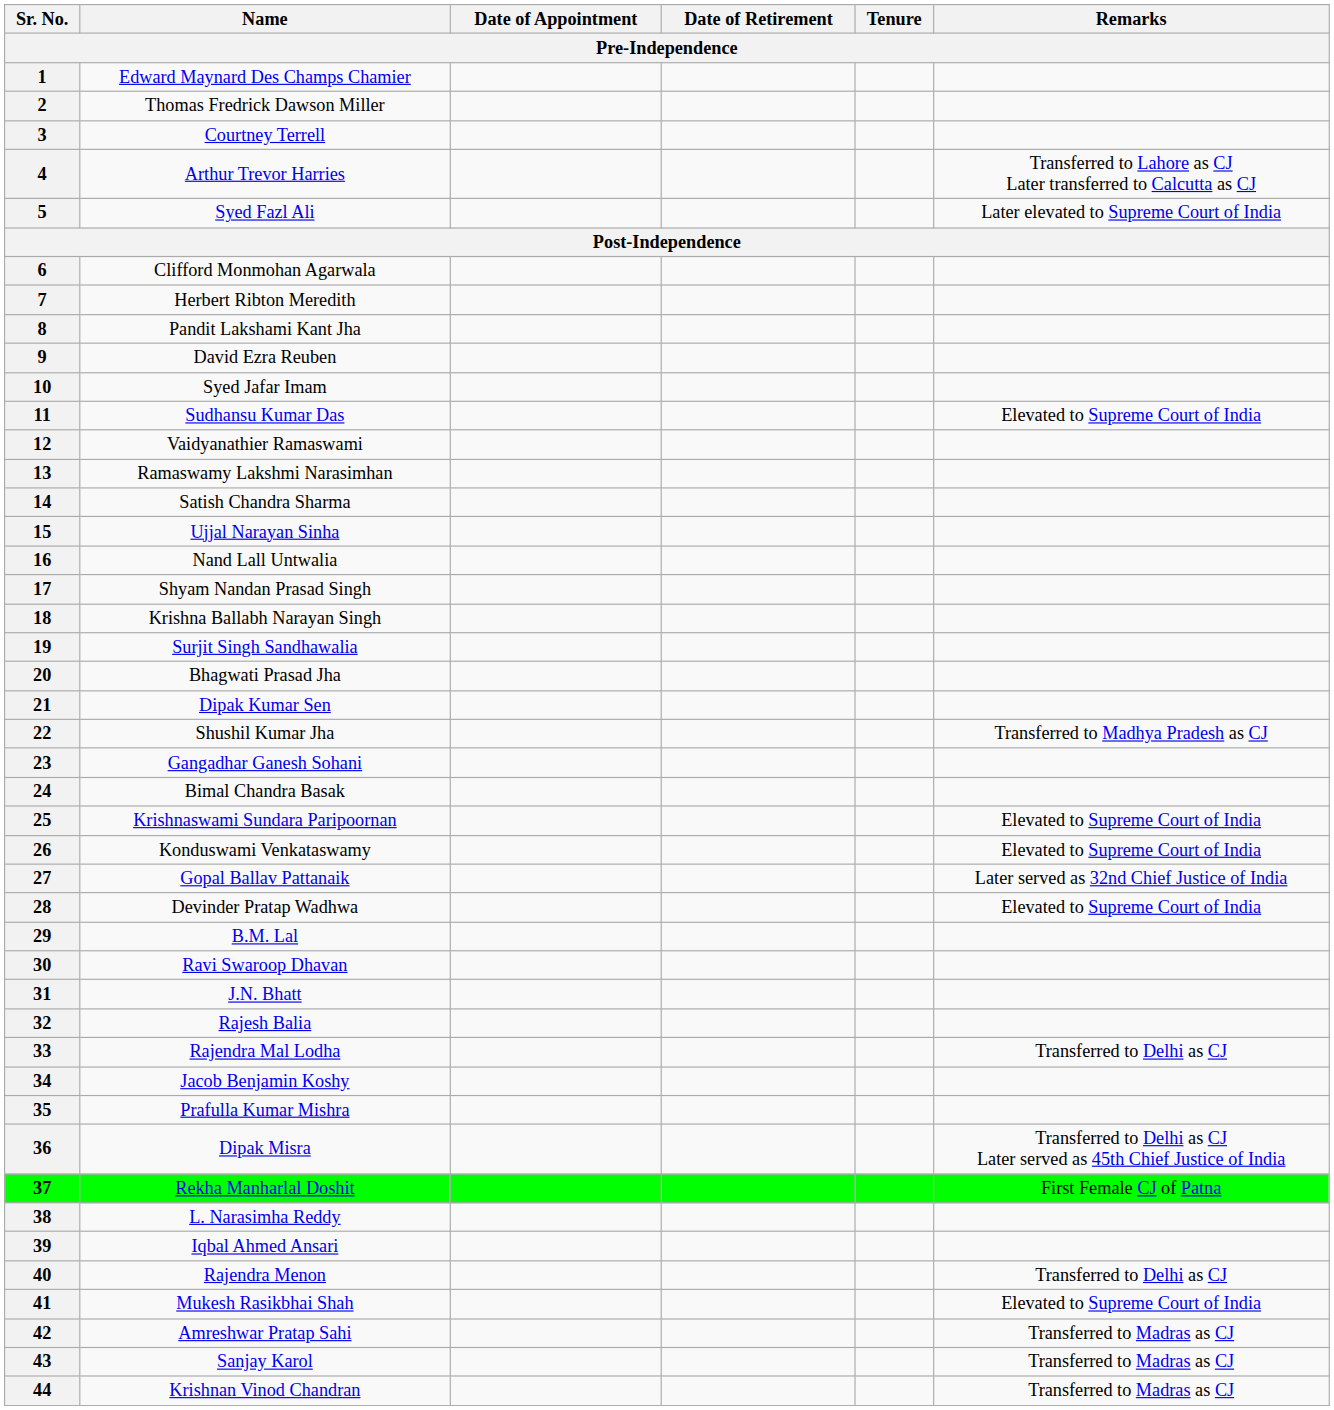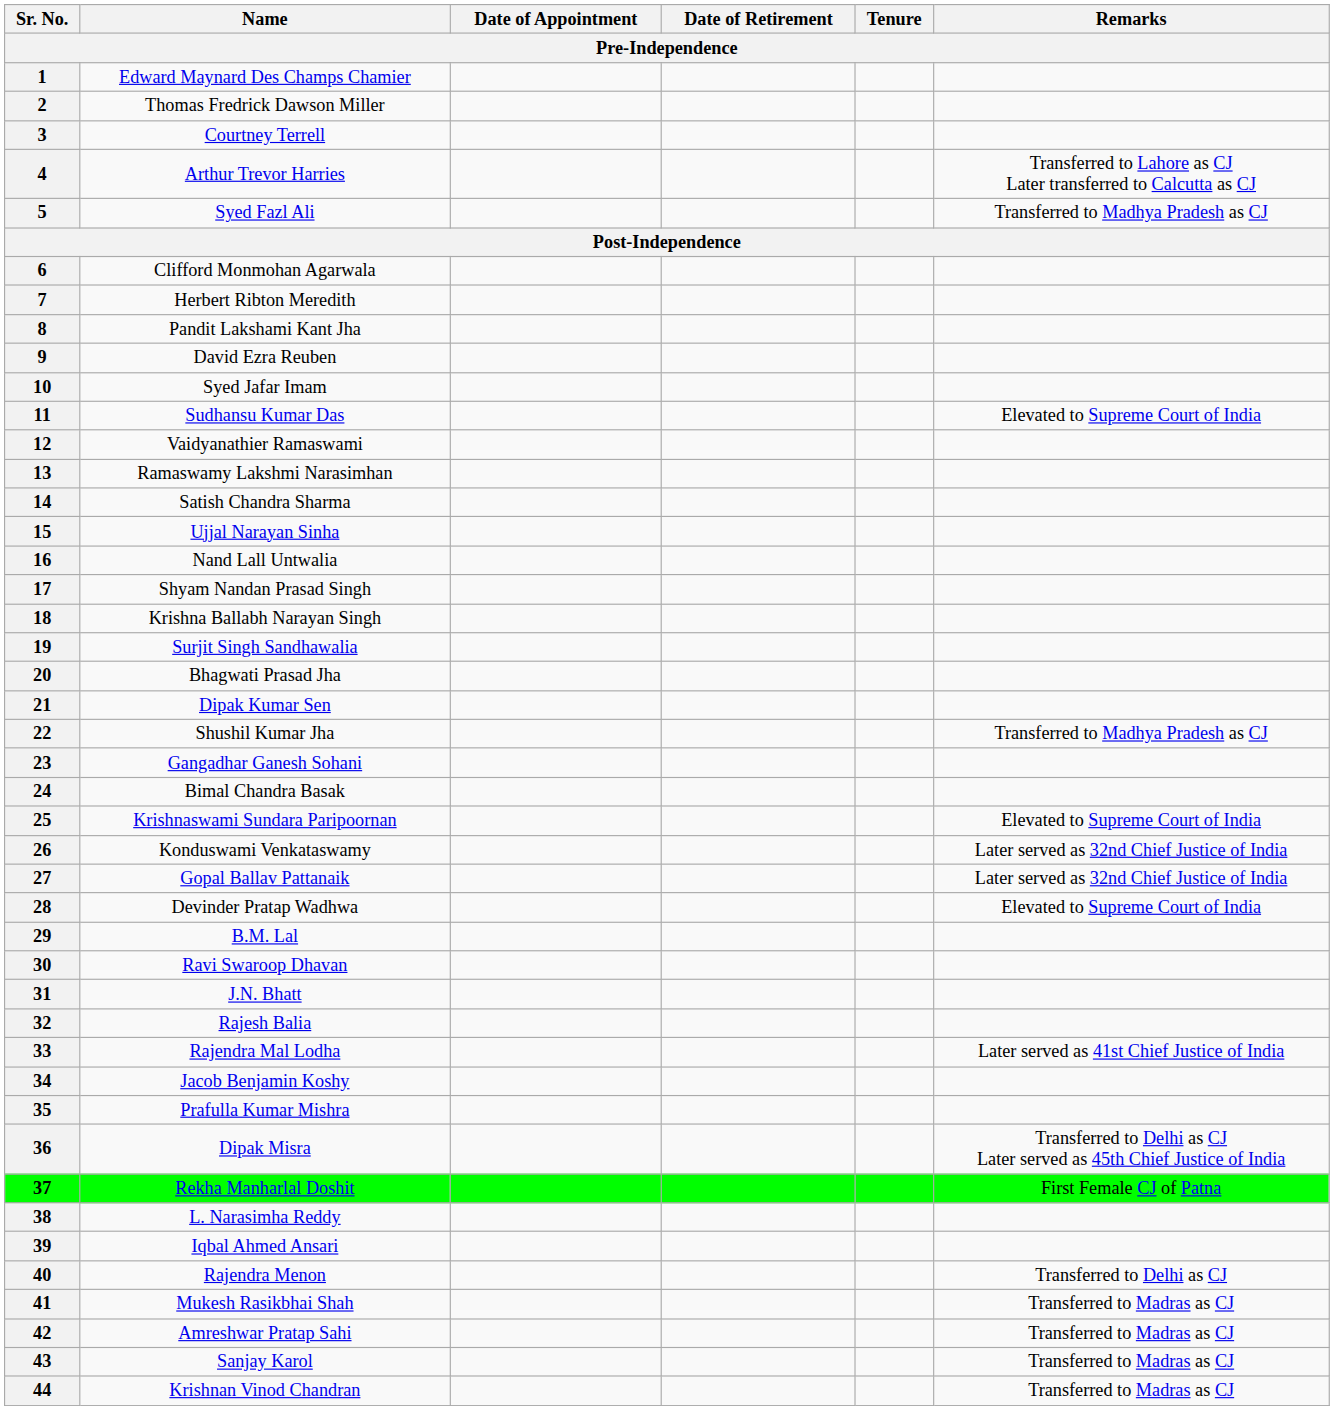(1131, 213) Later elevated to Supreme Court of India -> (1131, 213) Transferred to Madhya Pradesh as CJ
(1131, 849) Elevated to Supreme Court of India -> (1131, 849) Later served as 32nd Chief Justice of India
(1131, 1051) Transferred to Delhi as CJ -> (1131, 1051) Later served as 41st Chief Justice of India
(1131, 1303) Elevated to Supreme Court of India -> (1131, 1303) Transferred to Madras as CJ
